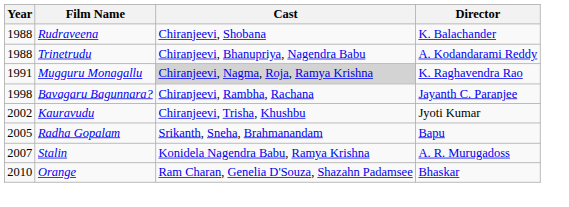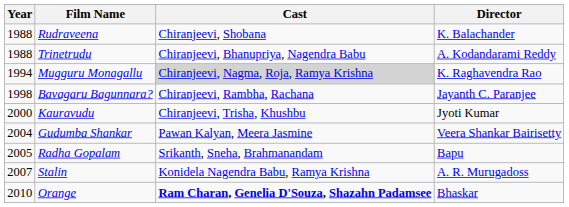(20, 73) 1991 -> (20, 73) 1994
(20, 113) 2002 -> (20, 113) 2000
+ row: (85, 133)
(286, 172) normal -> (295, 192) bold
